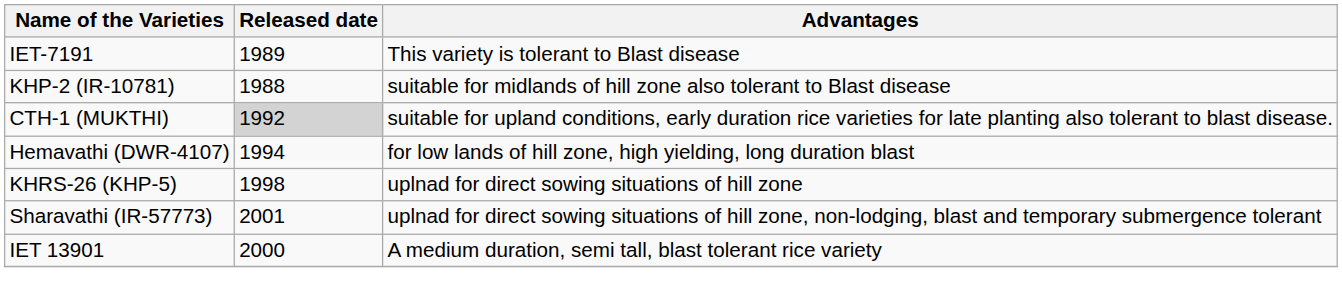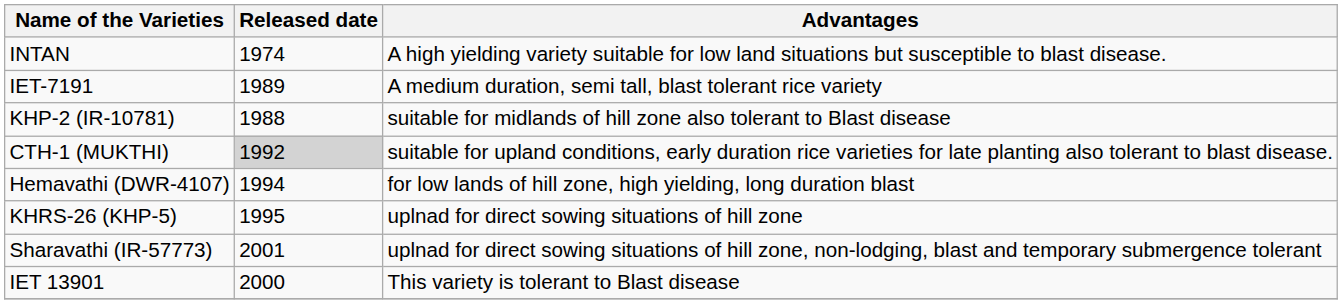+ row: (40, 53)
(564, 53) This variety is tolerant to Blast disease -> (635, 86) A medium duration, semi tall, blast tolerant rice variety
(262, 184) 1998 -> (262, 217) 1995
(635, 250) A medium duration, semi tall, blast tolerant rice variety -> (564, 282) This variety is tolerant to Blast disease
